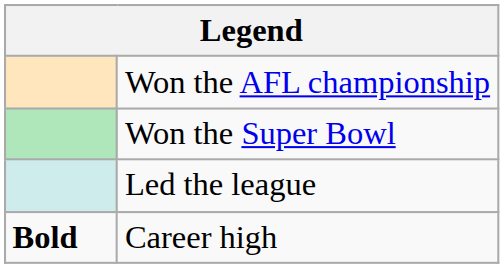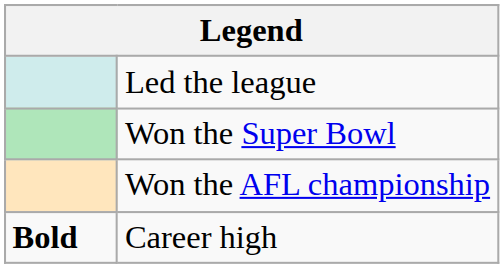rows swapped: (308, 81) <-> (220, 184)
